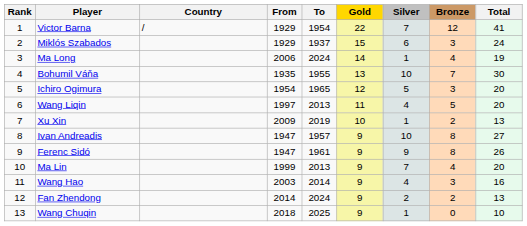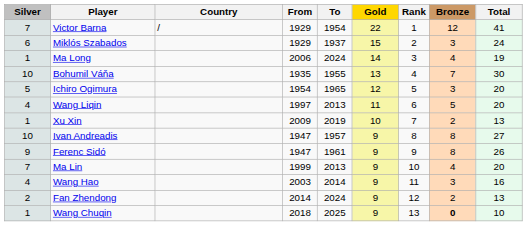columns swapped: (20, 12) <-> (406, 12)
(453, 213) normal -> (453, 213) bold
